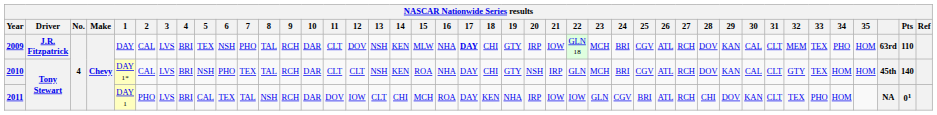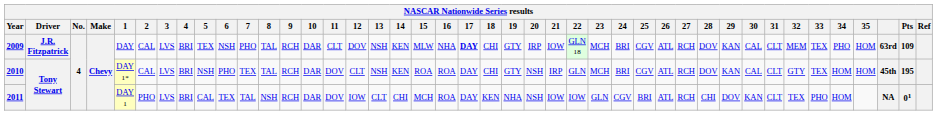(907, 46) 110 -> (907, 46) 109
(335, 72) CLT -> (335, 72) DOV
(447, 72) NHA -> (447, 72) ROA
(907, 72) 140 -> (907, 72) 195
(535, 97) IRP -> (535, 97) NSH
